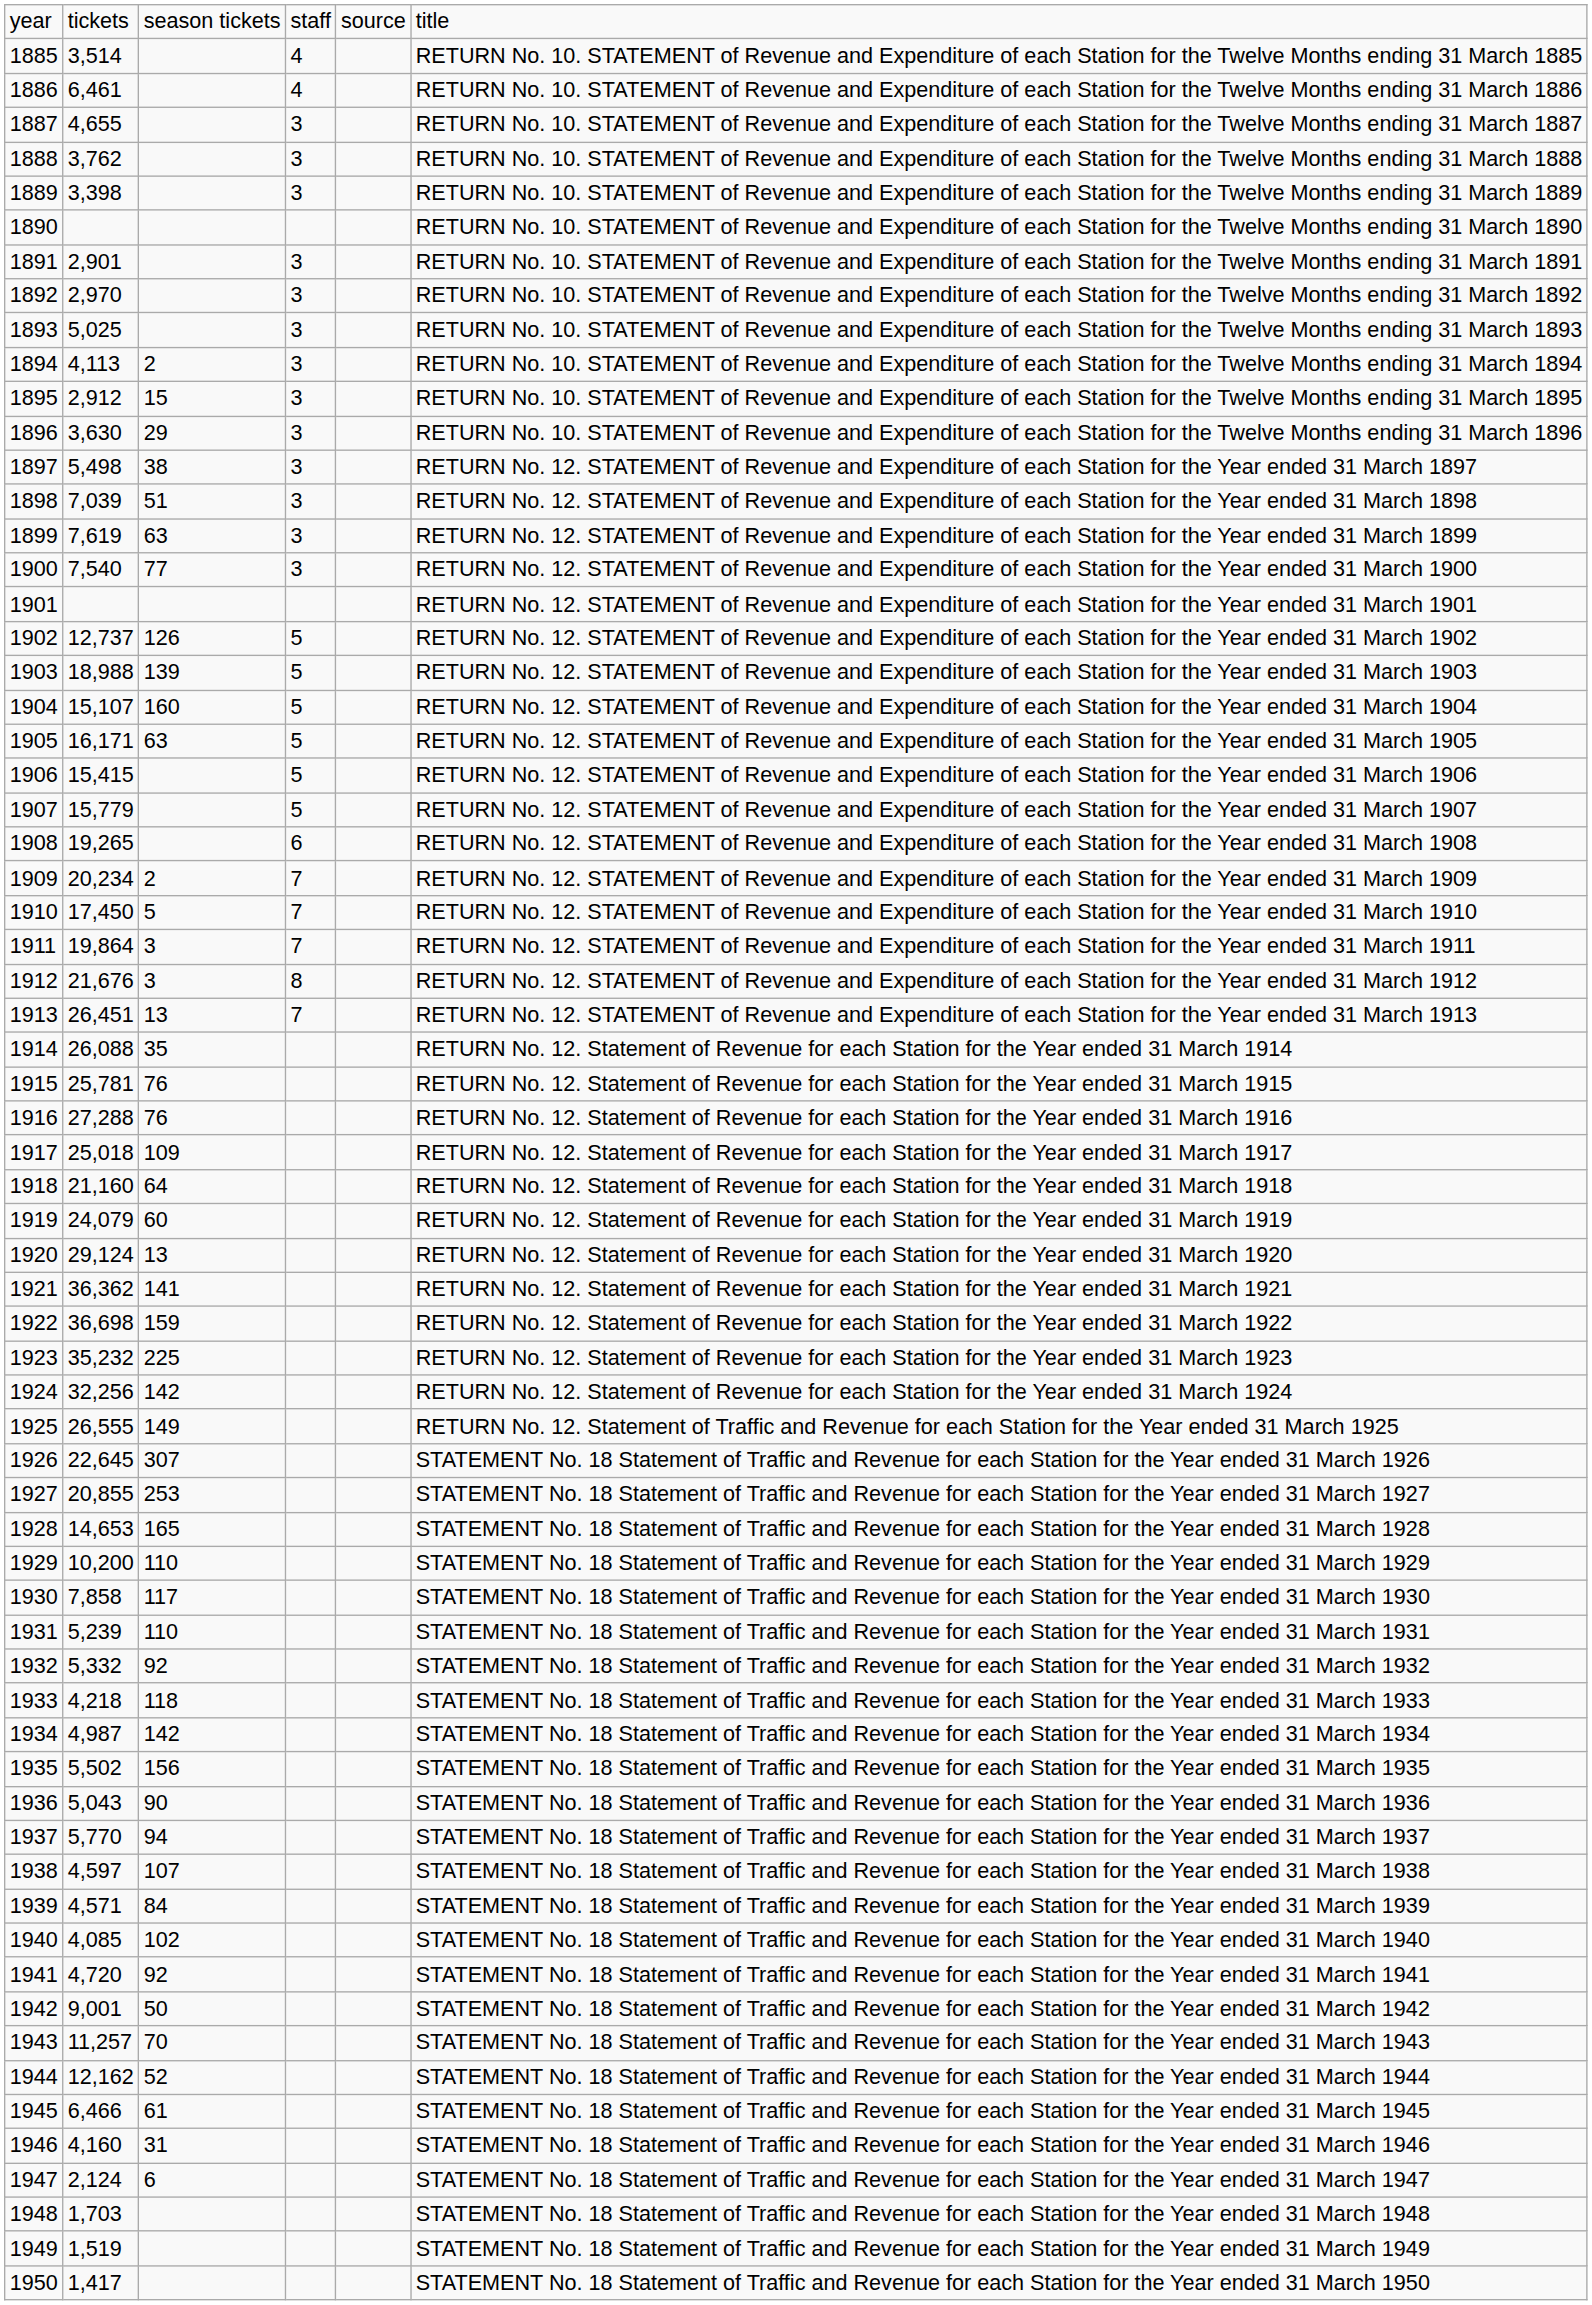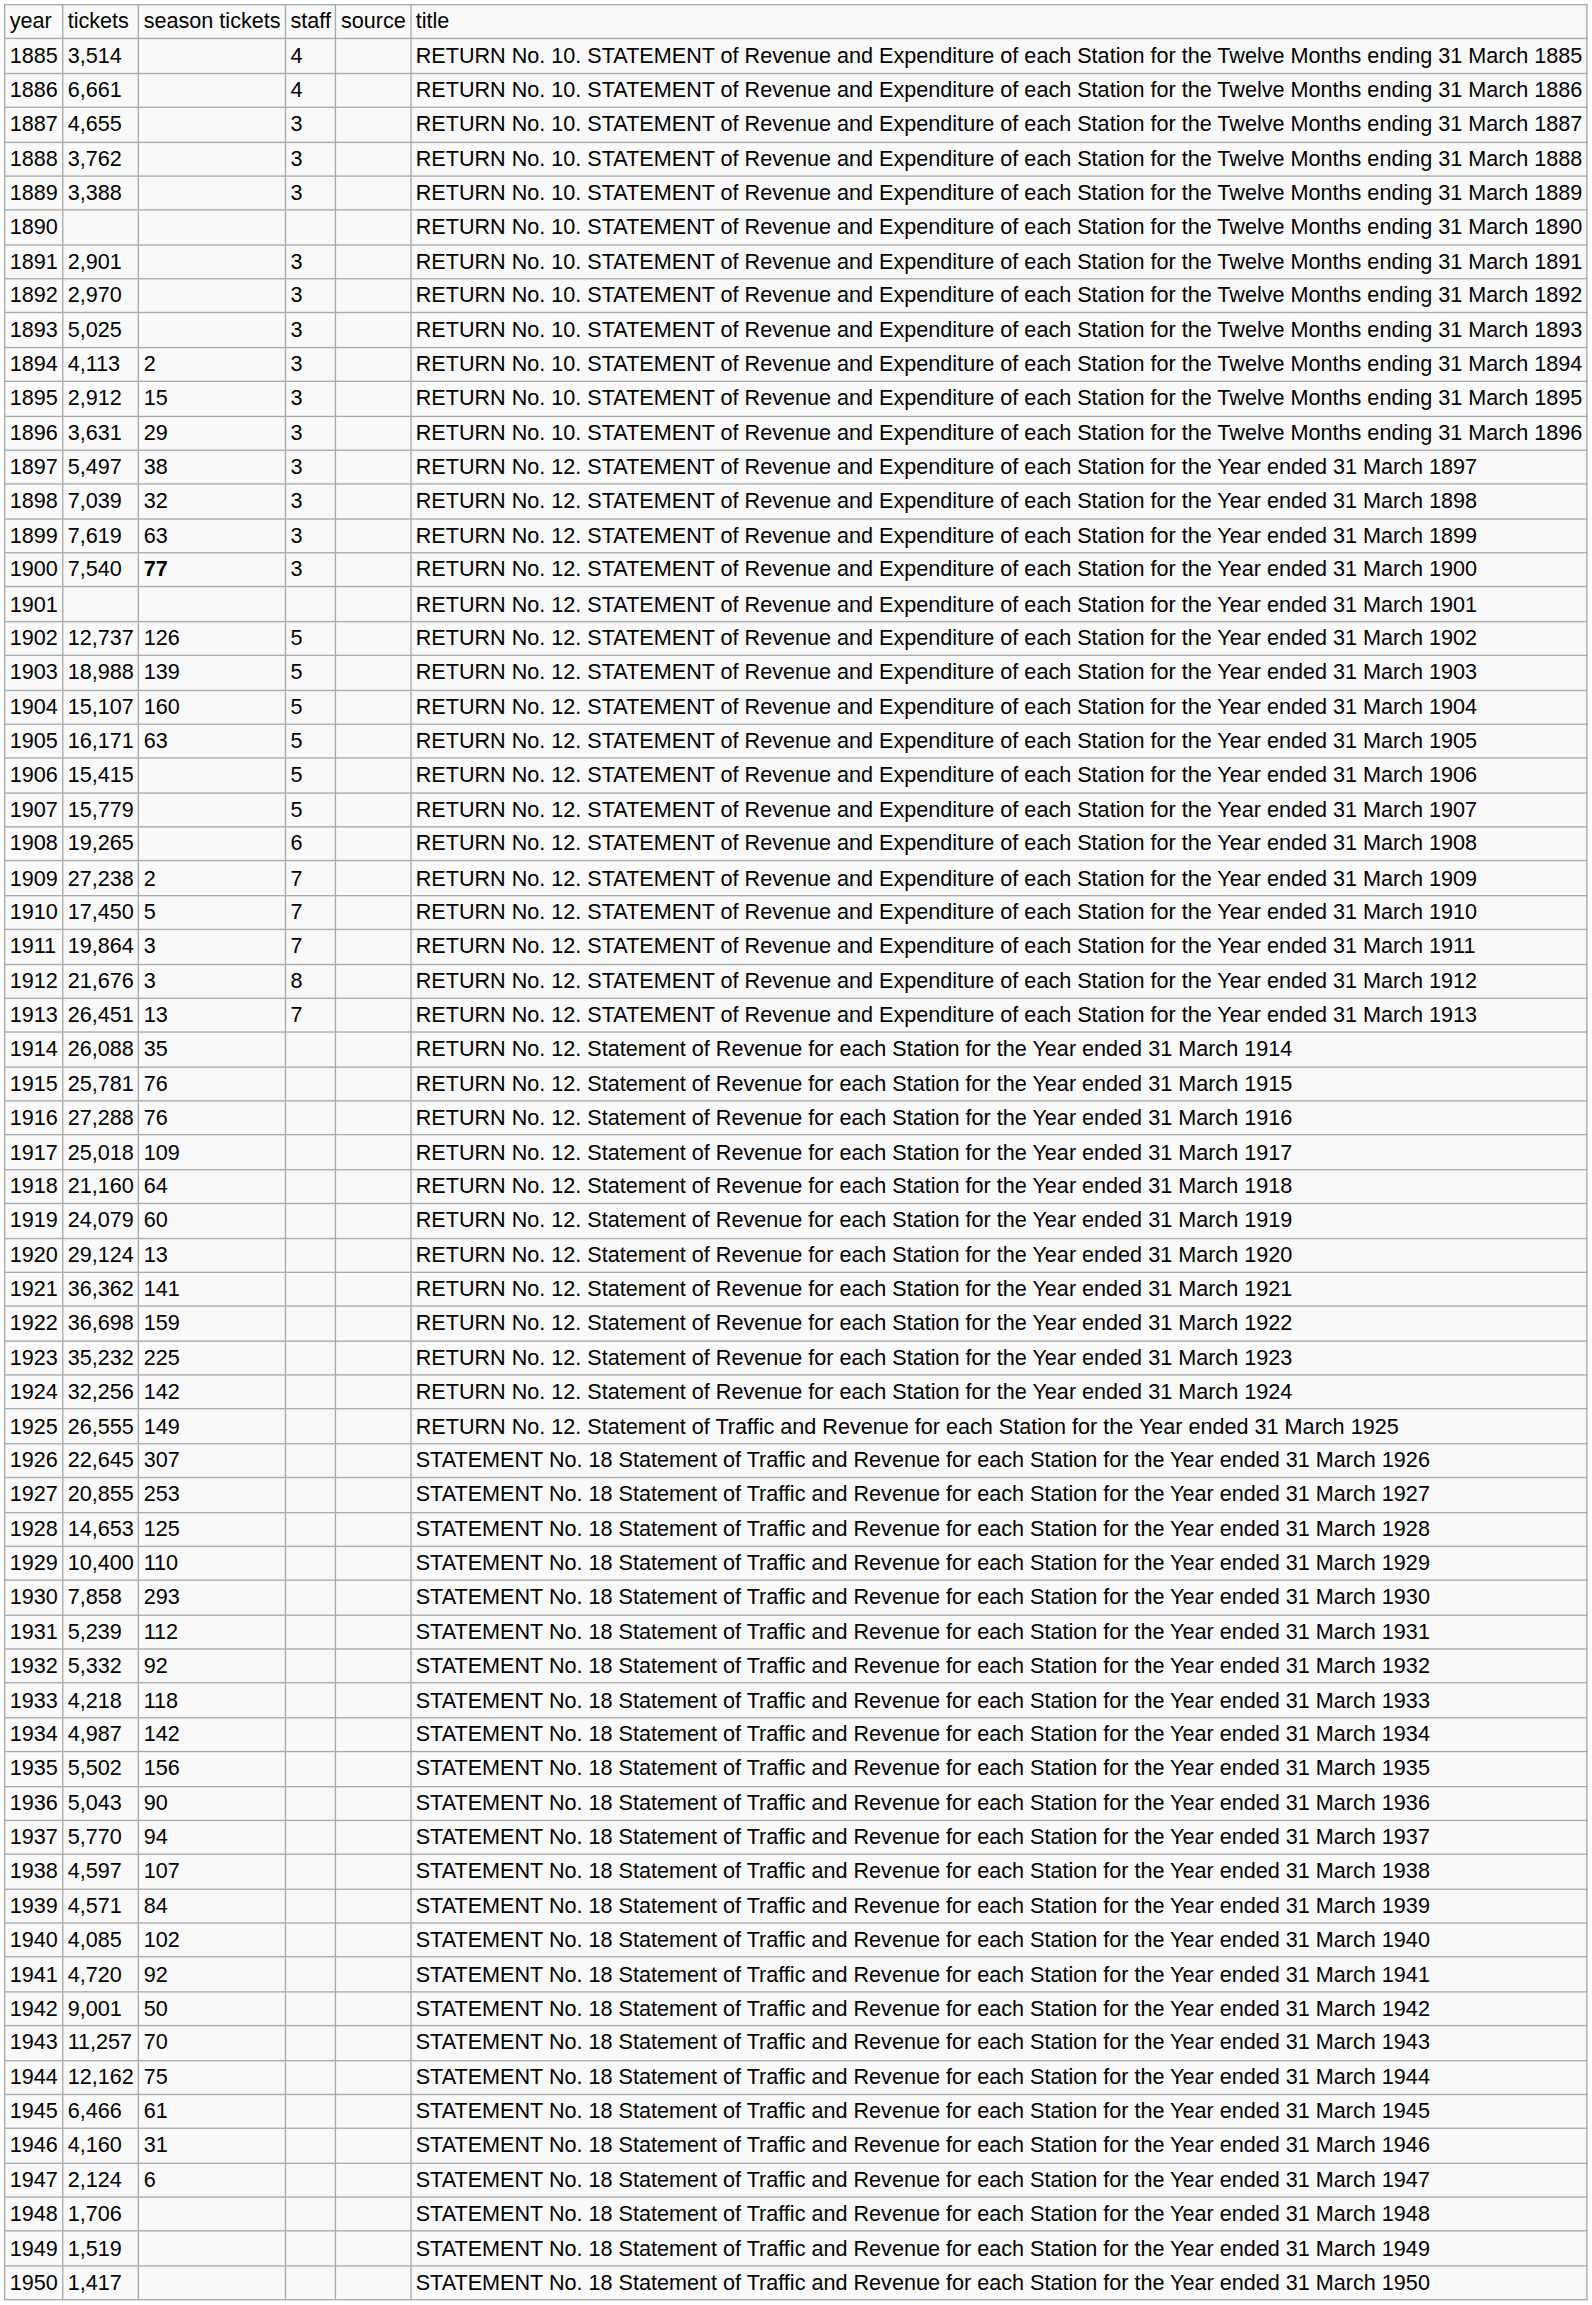(95, 90) 6,461 -> (95, 90) 6,661
(95, 192) 3,398 -> (95, 192) 3,388
(95, 432) 3,630 -> (95, 432) 3,631
(95, 466) 5,498 -> (95, 466) 5,497
(156, 501) 51 -> (156, 501) 32
(156, 569) normal -> (156, 569) bold
(101, 878) 20,234 -> (101, 878) 27,238
(162, 1528) 165 -> (162, 1528) 125
(101, 1563) 10,200 -> (101, 1563) 10,400
(161, 1597) 117 -> (162, 1597) 293
(161, 1631) 110 -> (161, 1631) 112
(156, 2077) 52 -> (156, 2077) 75
(95, 2214) 1,703 -> (95, 2214) 1,706
